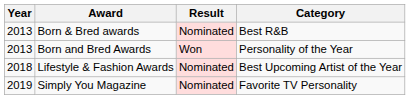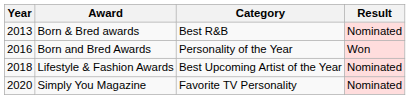columns swapped: (321, 13) <-> (206, 13)
(20, 49) 2013 -> (20, 49) 2016
(20, 85) 2019 -> (20, 85) 2020
